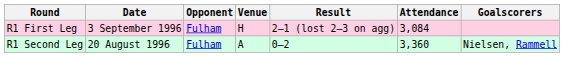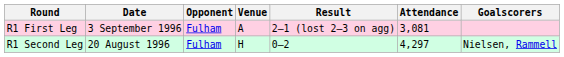(241, 28) H -> (241, 28) A
(414, 28) 3,084 -> (414, 28) 3,081
(241, 44) A -> (241, 44) H
(414, 44) 3,360 -> (414, 44) 4,297
